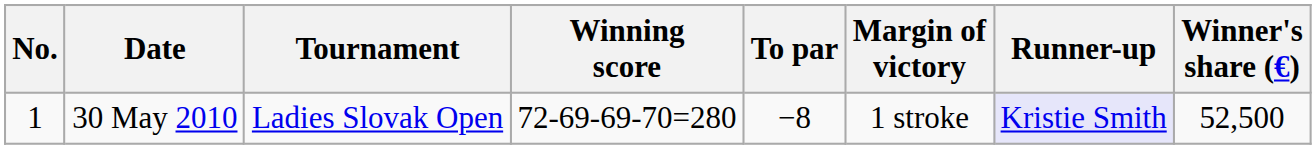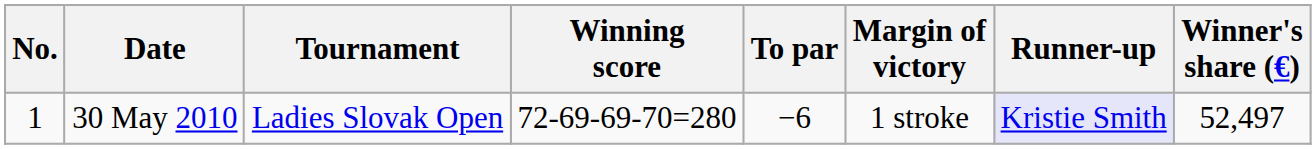(795, 118) −8 -> (795, 118) −6
(1242, 118) 52,500 -> (1242, 118) 52,497
